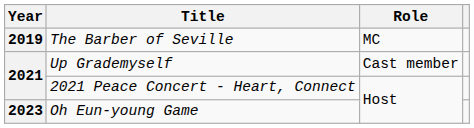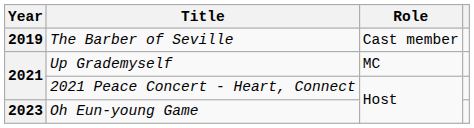(371, 40) MC -> (411, 40) Cast member
(411, 64) Cast member -> (371, 64) MC
